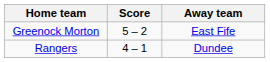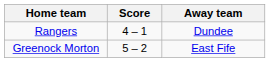rows swapped: (56, 48) <-> (56, 31)
